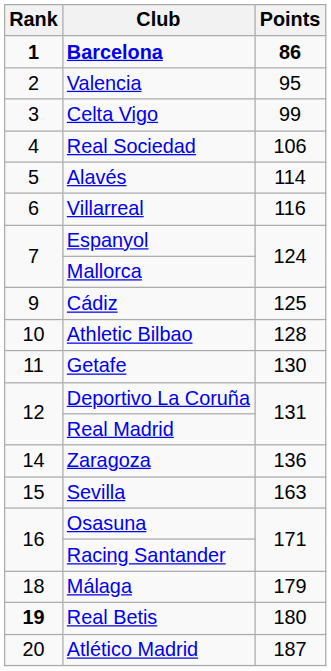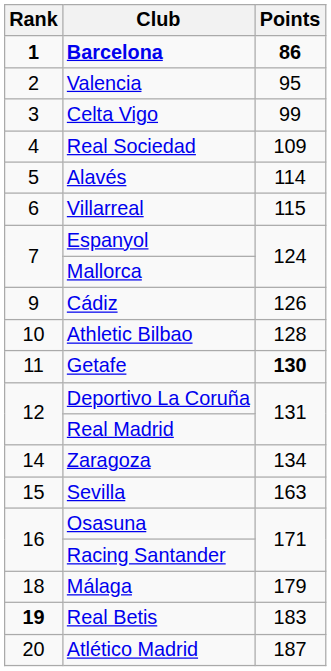(290, 146) 106 -> (290, 146) 109
(290, 209) 116 -> (290, 209) 115
(290, 303) 125 -> (290, 303) 126
(290, 366) normal -> (290, 366) bold
(290, 460) 136 -> (290, 460) 134
(290, 618) 180 -> (290, 618) 183
